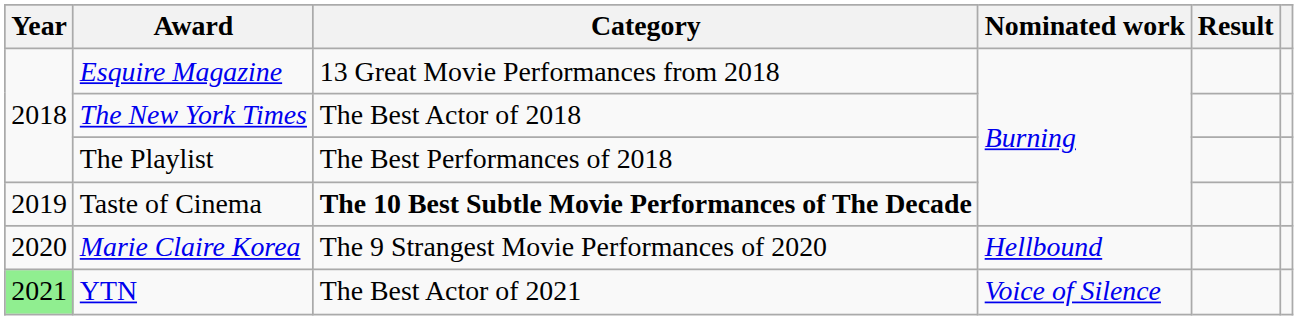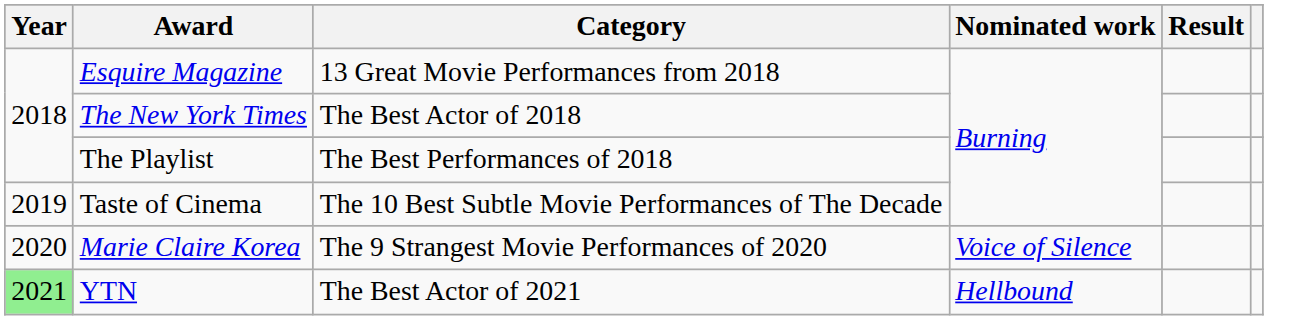(646, 203) bold -> (631, 203) normal
(1043, 247) Hellbound -> (1043, 247) Voice of Silence
(1073, 291) Voice of Silence -> (1014, 291) Hellbound
